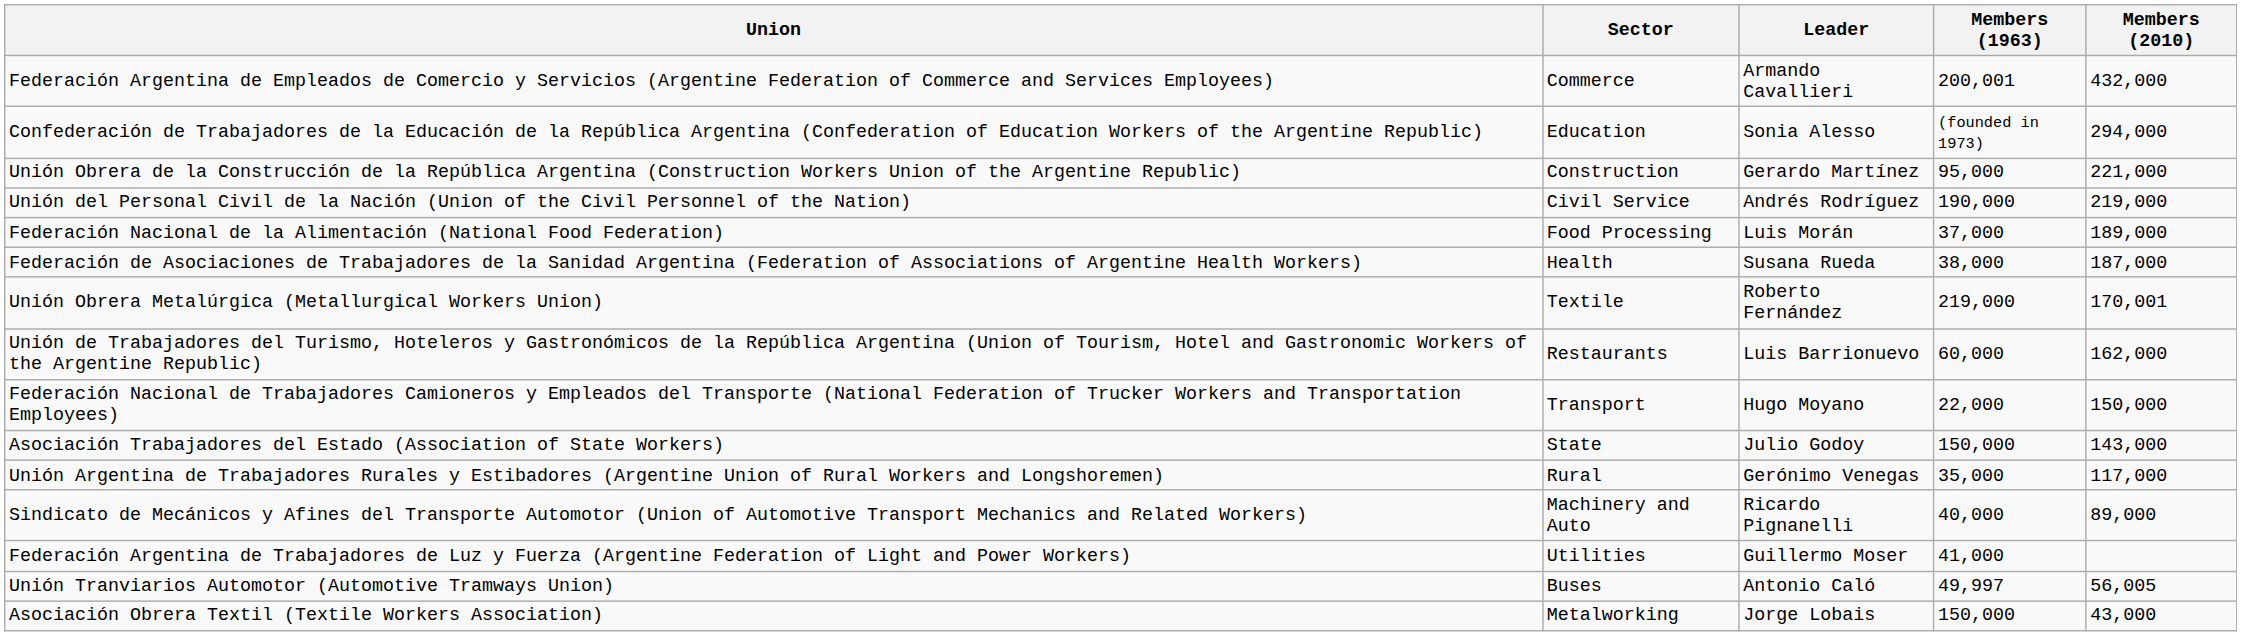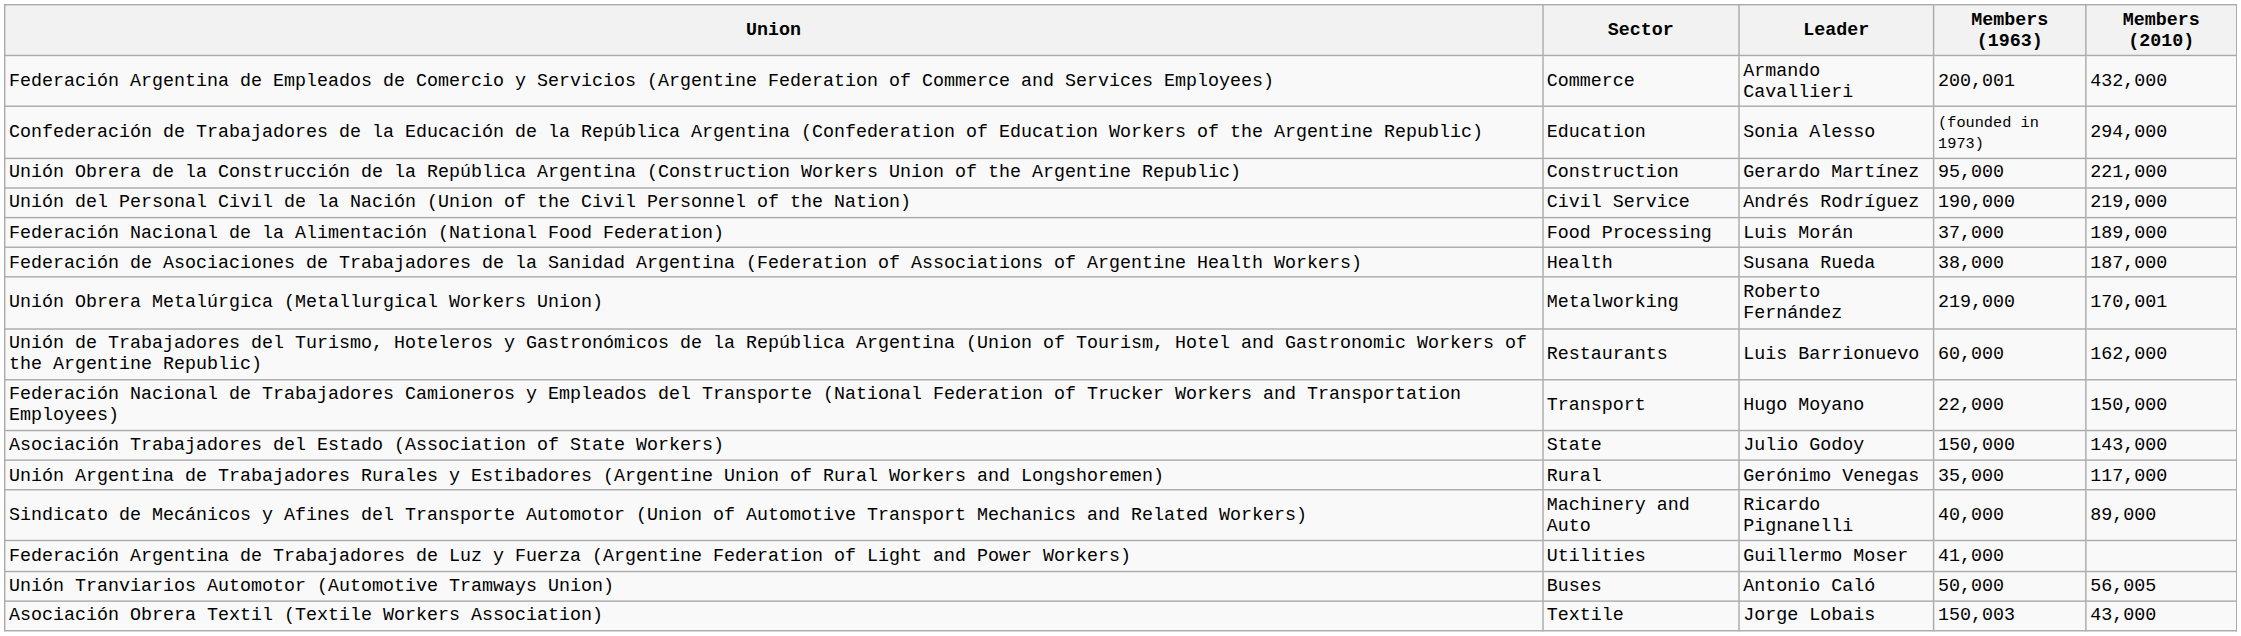(1585, 303) Textile -> (1613, 303) Metalworking
(1971, 586) 49,997 -> (1971, 586) 50,000
(1613, 616) Metalworking -> (1585, 616) Textile
(1977, 616) 150,000 -> (1977, 616) 150,003
